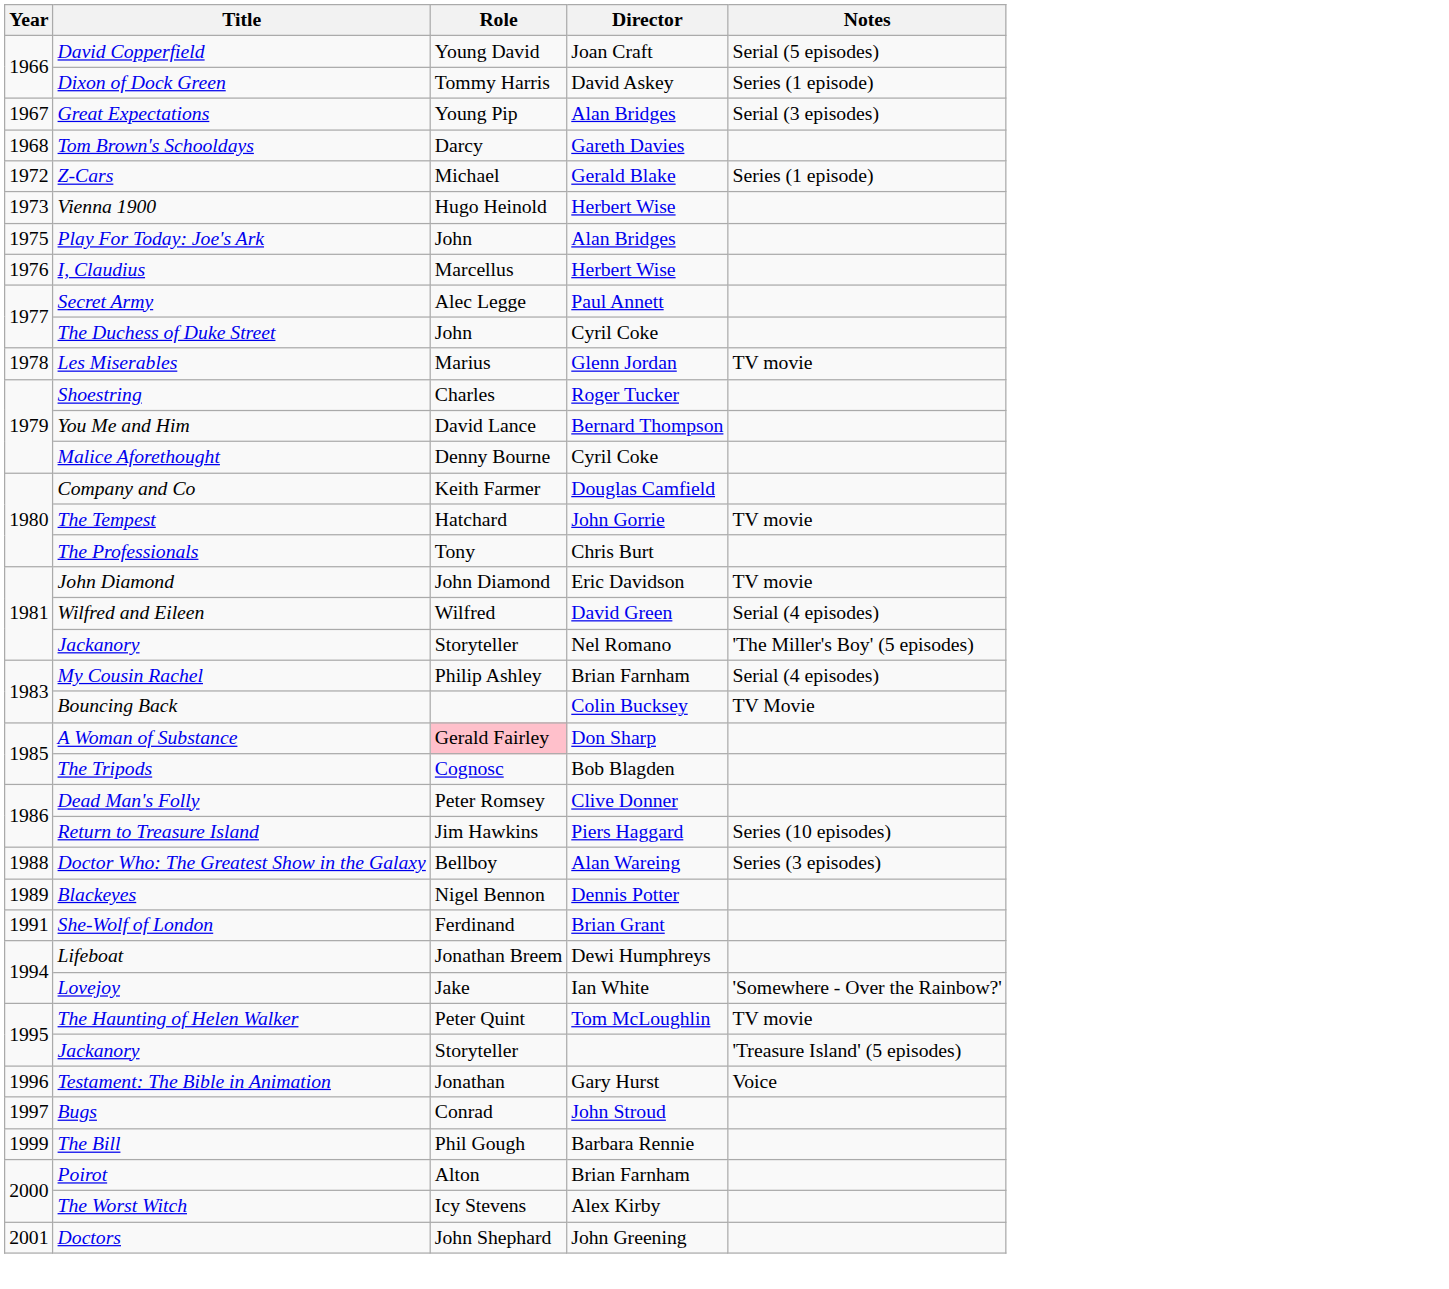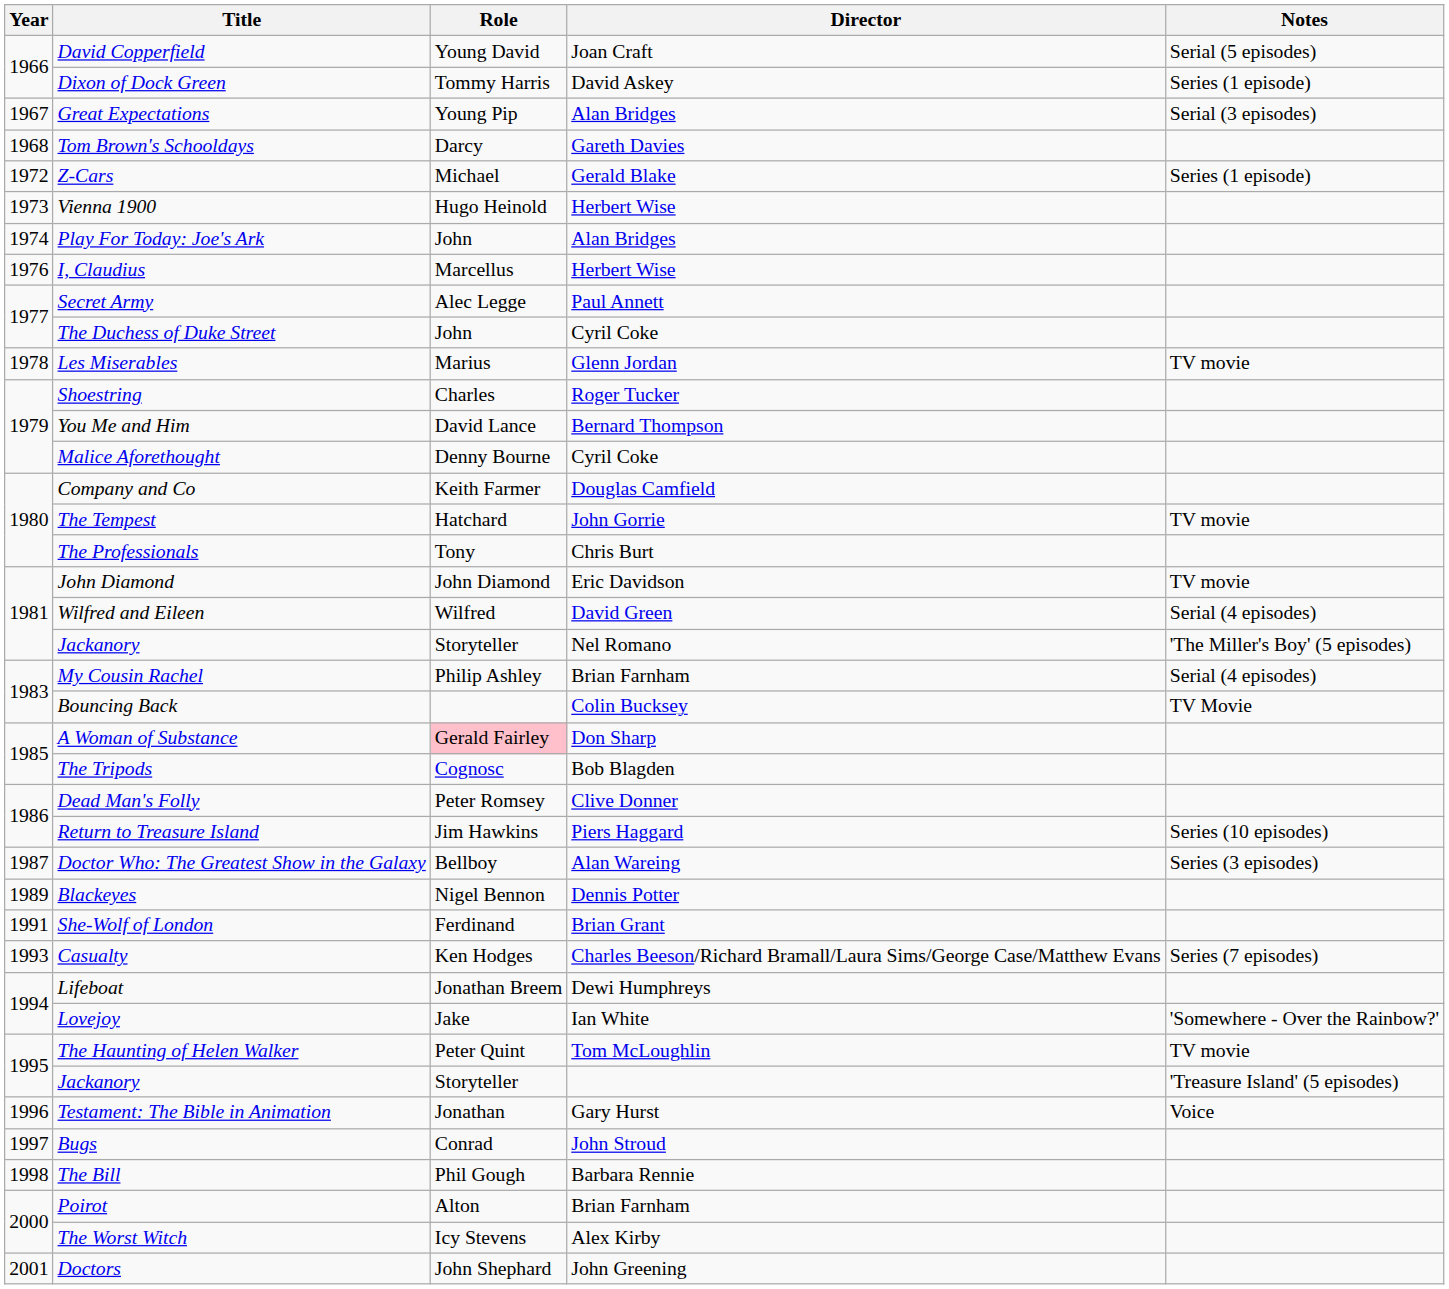(29, 238) 1975 -> (29, 238) 1974
(29, 862) 1988 -> (29, 862) 1987
+ row: (93, 956)
(29, 1143) 1999 -> (29, 1174) 1998
